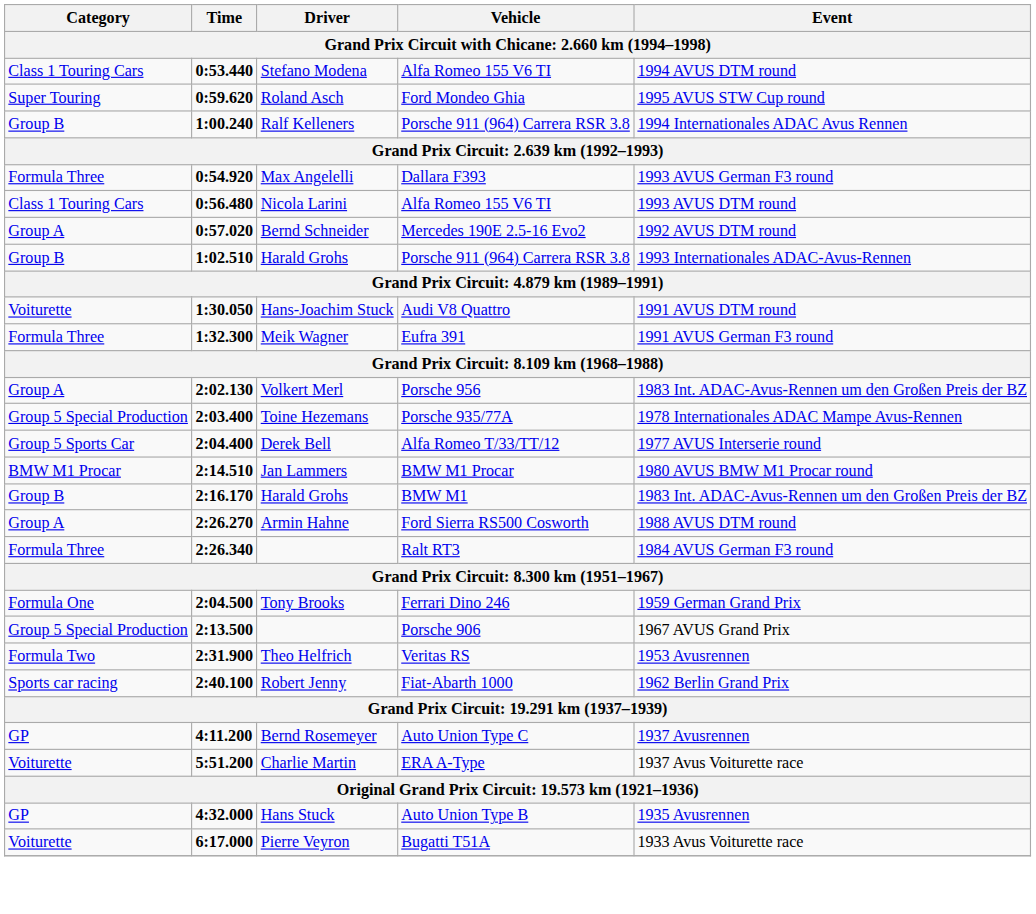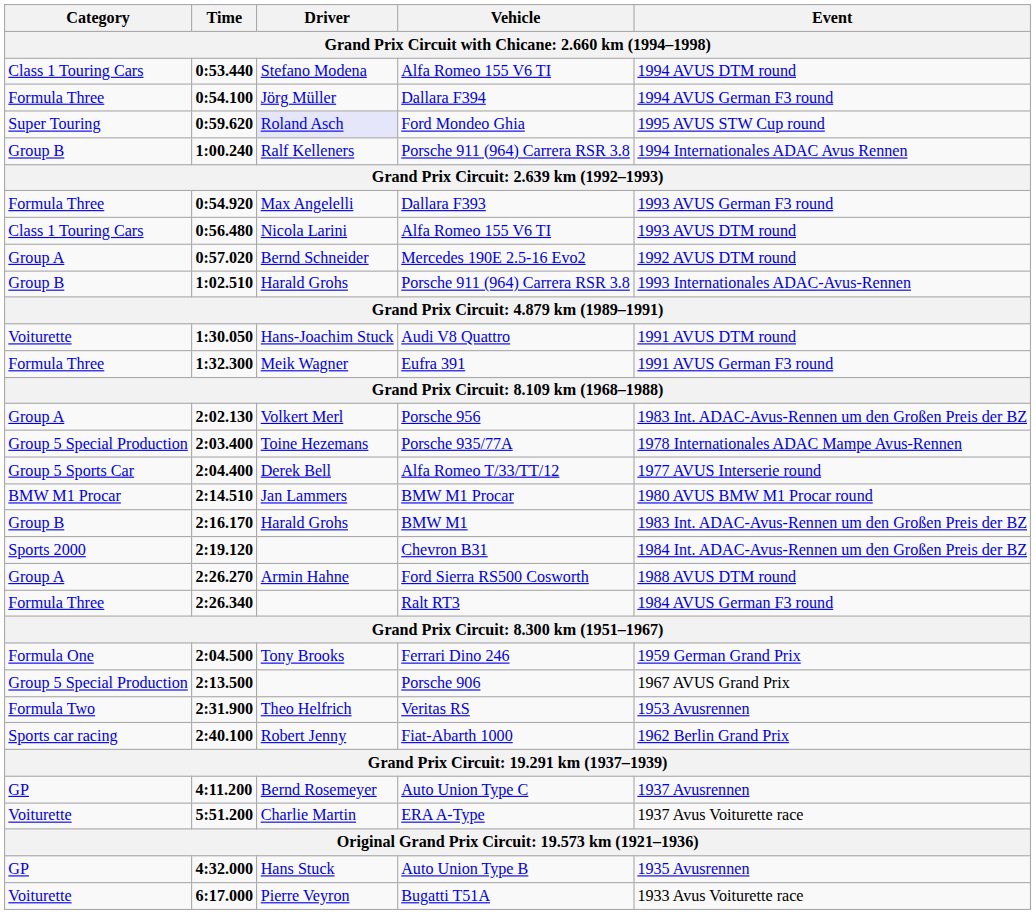+ row: (224, 97)
(302, 97) no background -> (302, 124) lavender background
+ row: (224, 550)
